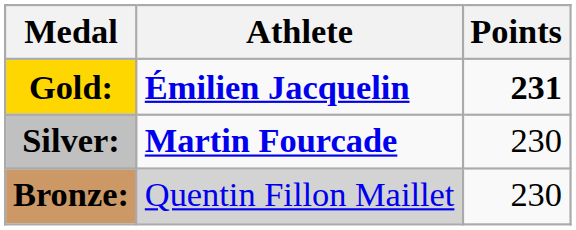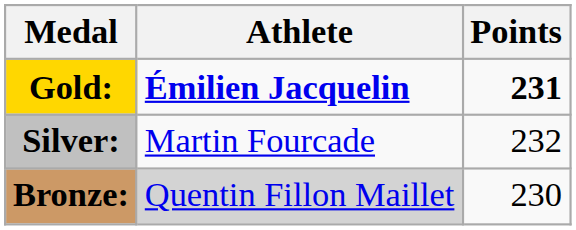(271, 140) bold -> (260, 140) normal
(536, 140) 230 -> (536, 140) 232
